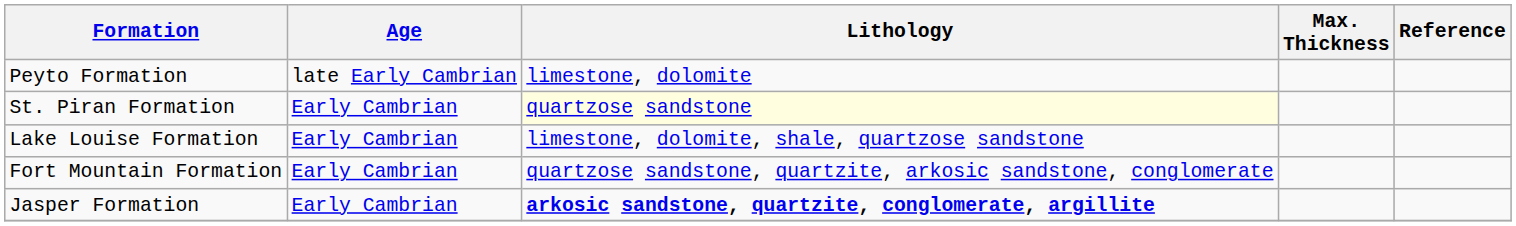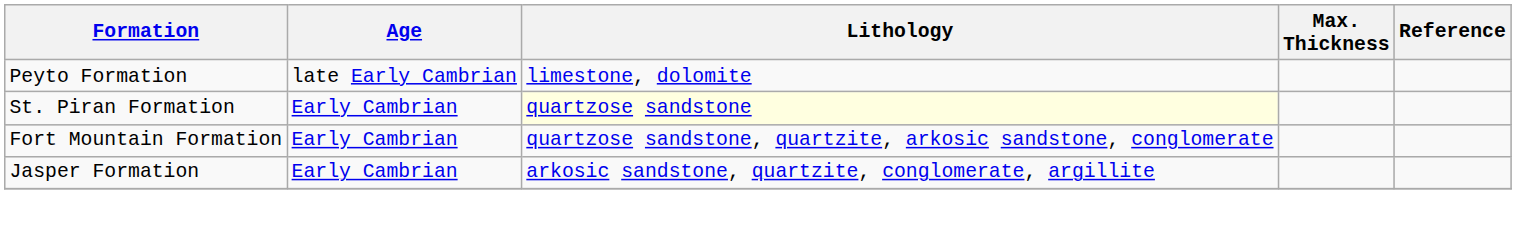- row: (134, 140)
(841, 205) bold -> (841, 172) normal
